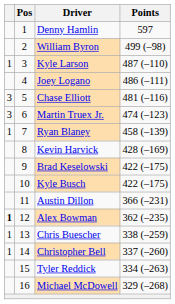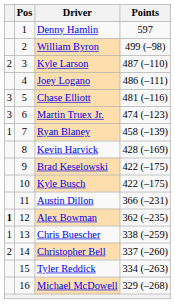(9, 64) 1 -> (9, 64) 2
(9, 251) 1 -> (9, 251) 2
